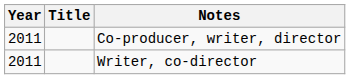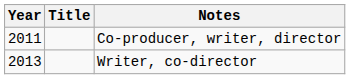(25, 62) 2011 -> (25, 62) 2013
